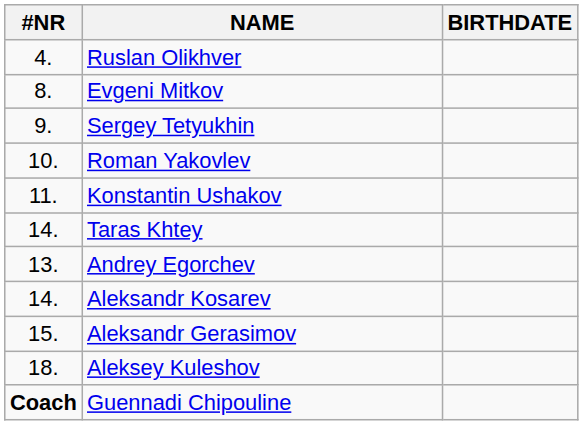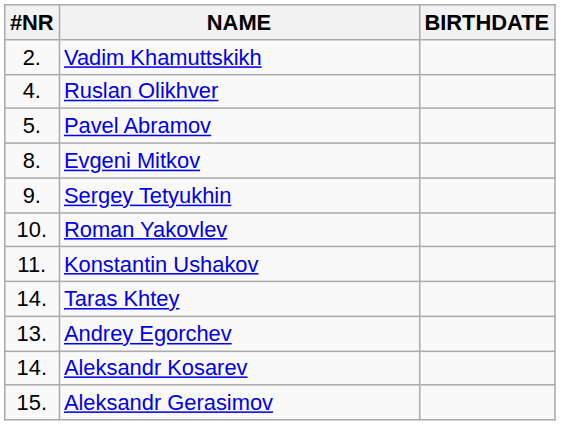+ row: (163, 57)
+ row: (137, 126)
- row: (173, 368)
- row: (189, 403)
